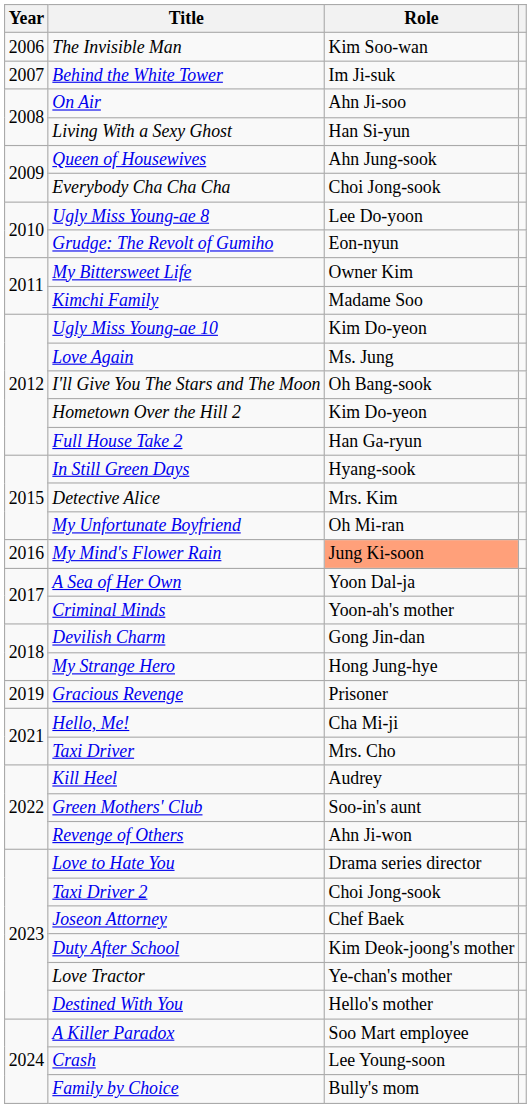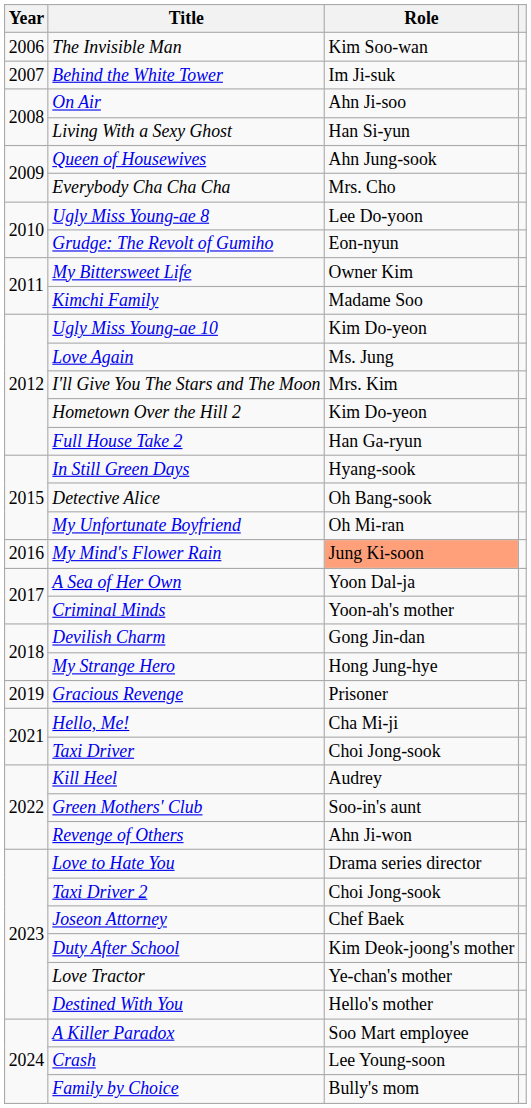(385, 187) Choi Jong-sook -> (362, 187) Mrs. Cho
(380, 384) Oh Bang-sook -> (363, 384) Mrs. Kim
(363, 497) Mrs. Kim -> (380, 497) Oh Bang-sook
(362, 750) Mrs. Cho -> (385, 750) Choi Jong-sook
